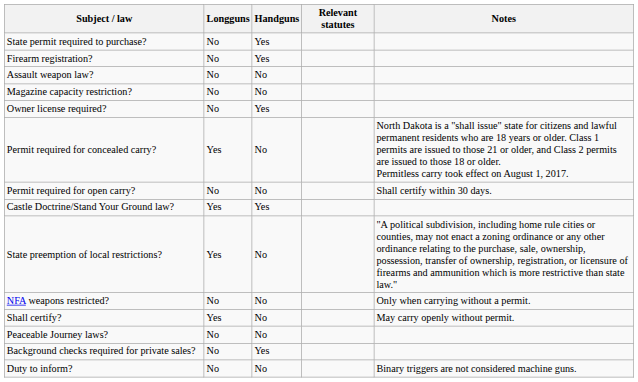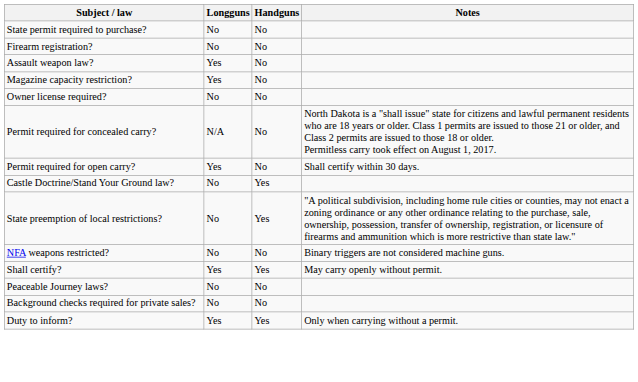- column: (338, 18)
(262, 41) Yes -> (261, 29) No
(262, 58) Yes -> (261, 46) No
(213, 74) No -> (214, 62) Yes
(213, 91) No -> (214, 79) Yes
(262, 108) Yes -> (261, 96) No
(214, 149) Yes -> (215, 131) N/A
(213, 190) No -> (214, 166) Yes
(214, 207) Yes -> (213, 183) No
(214, 253) Yes -> (213, 217) No
(261, 253) No -> (262, 217) Yes
(453, 300) Only when carrying without a permit. -> (404, 252) Binary triggers are not considered machine guns.
(261, 317) No -> (262, 269) Yes
(262, 351) Yes -> (261, 303) No
(213, 368) No -> (214, 320) Yes
(261, 368) No -> (262, 320) Yes
(477, 368) Binary triggers are not considered machine guns. -> (381, 320) Only when carrying without a permit.
